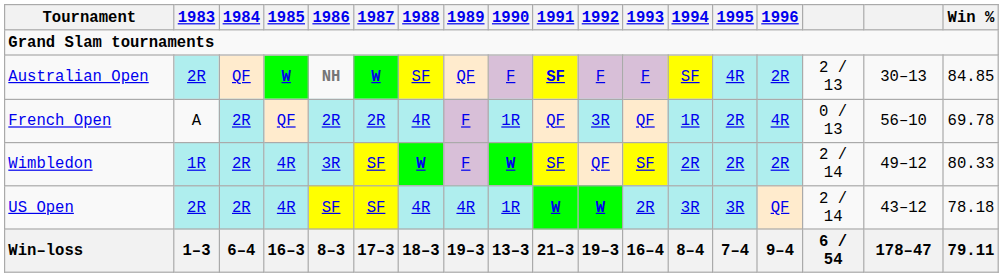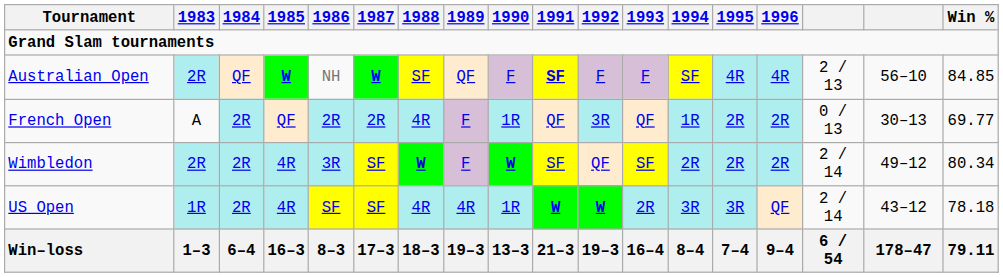(331, 77) bold -> (331, 77) normal
(780, 77) 2R -> (780, 77) 4R
(904, 77) 30–13 -> (904, 77) 56–10
(780, 121) 4R -> (780, 121) 2R
(904, 121) 56–10 -> (904, 121) 30–13
(971, 121) 69.78 -> (971, 121) 69.77
(196, 164) 1R -> (196, 164) 2R
(971, 164) 80.33 -> (971, 164) 80.34
(196, 207) 2R -> (196, 207) 1R
